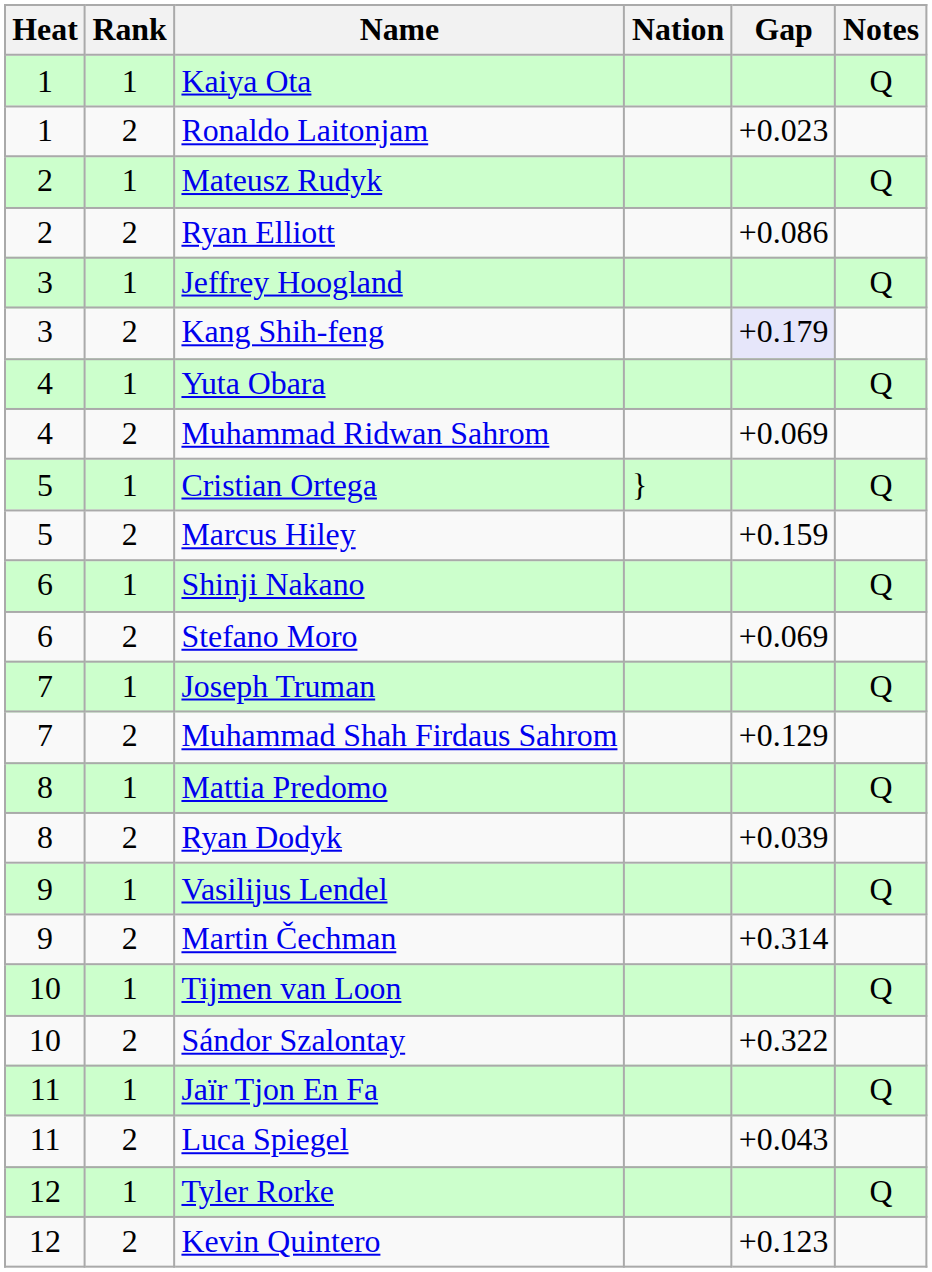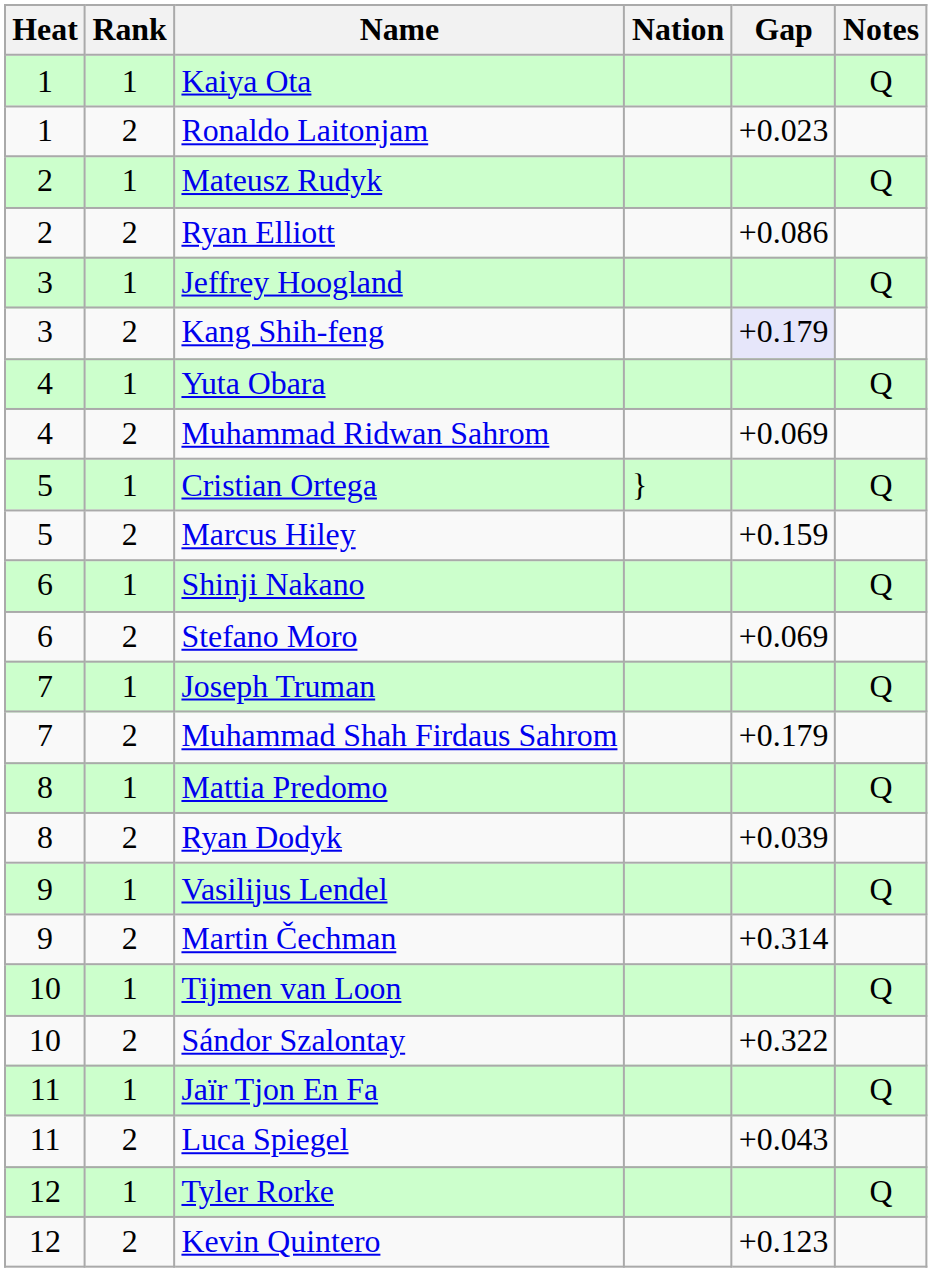(784, 736) +0.129 -> (784, 736) +0.179
